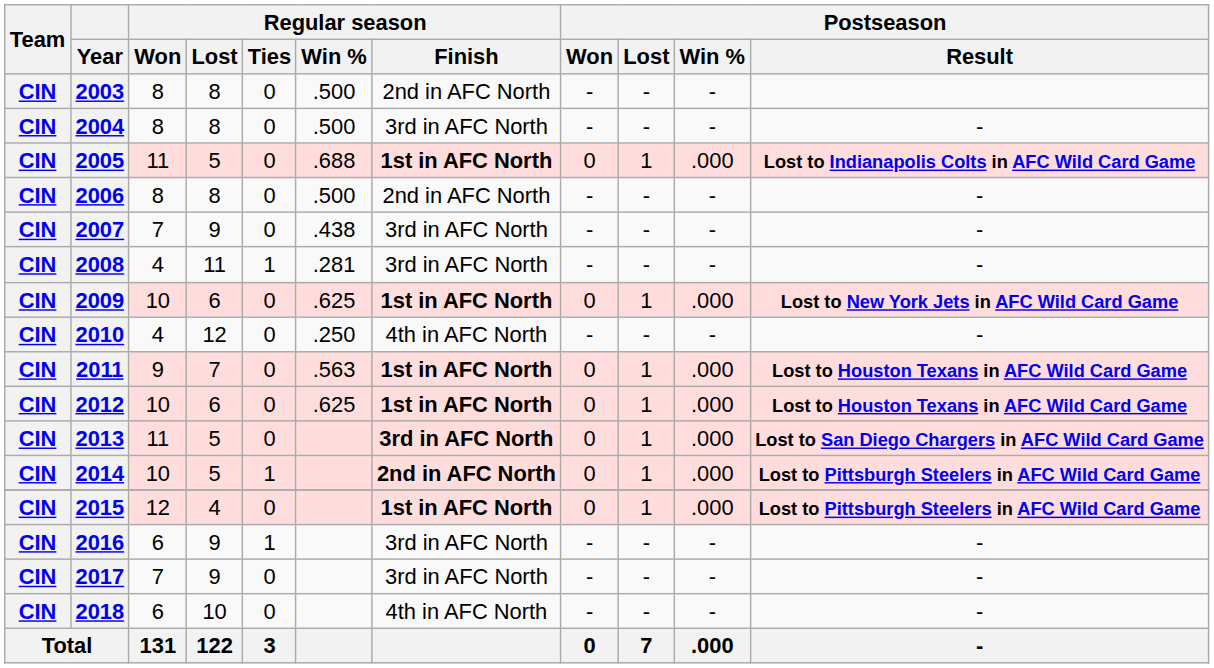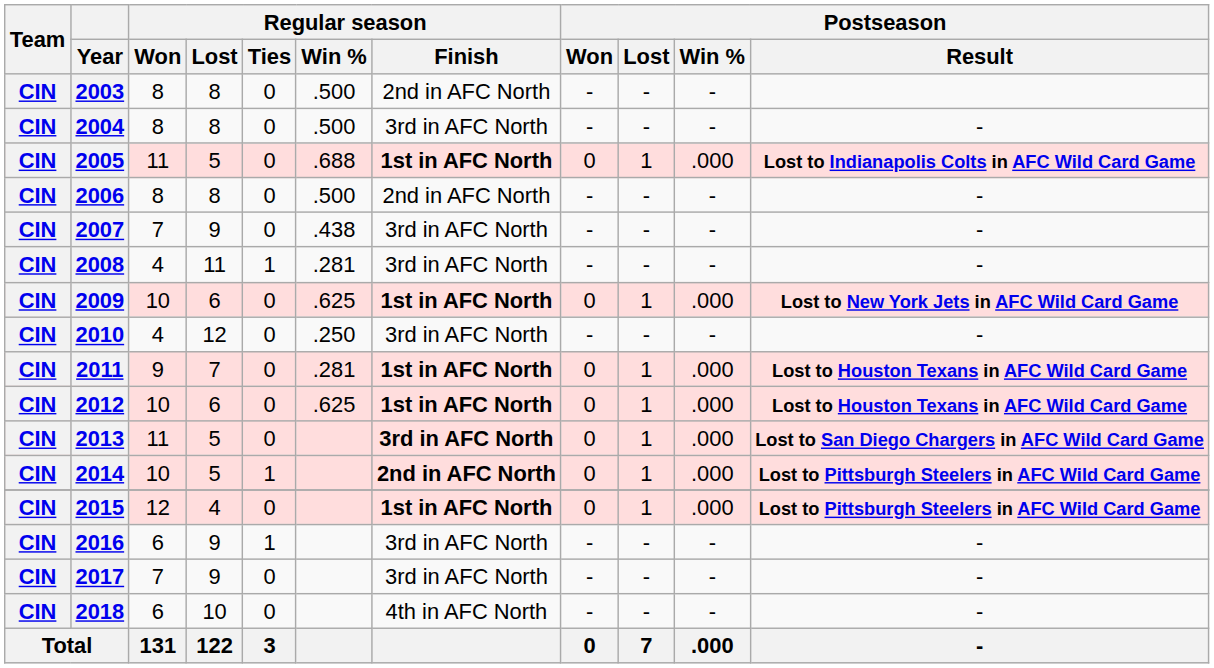(466, 334) 4th in AFC North -> (466, 334) 3rd in AFC North
(334, 369) .563 -> (334, 369) .281
